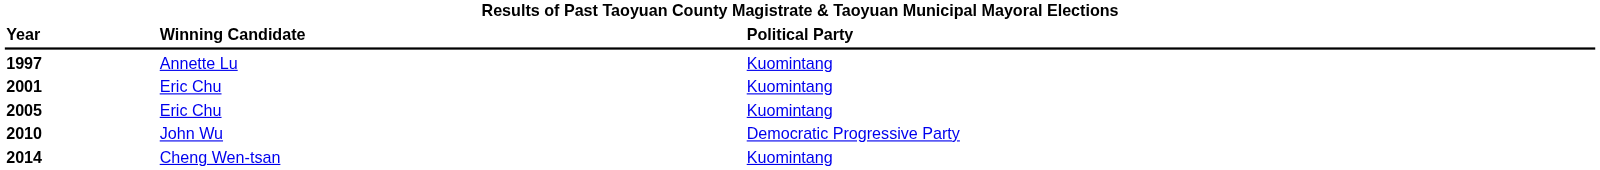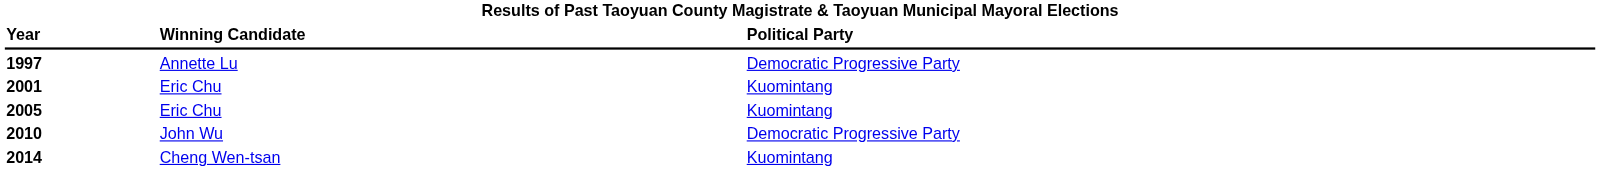(790, 63) Kuomintang -> (853, 63) Democratic Progressive Party
